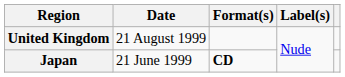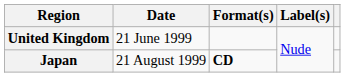(161, 38) 21 August 1999 -> (154, 38) 21 June 1999
(154, 60) 21 June 1999 -> (161, 60) 21 August 1999
